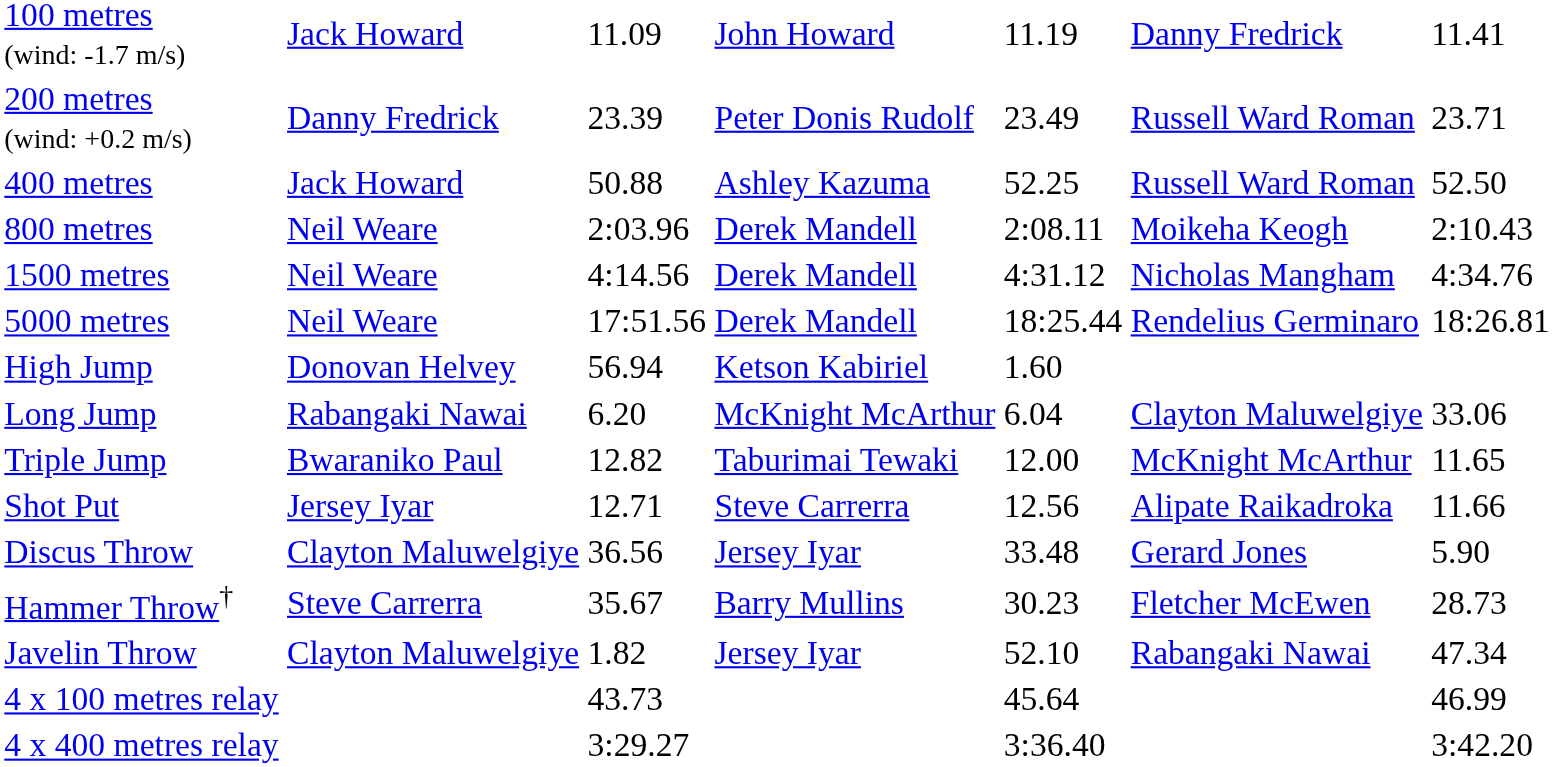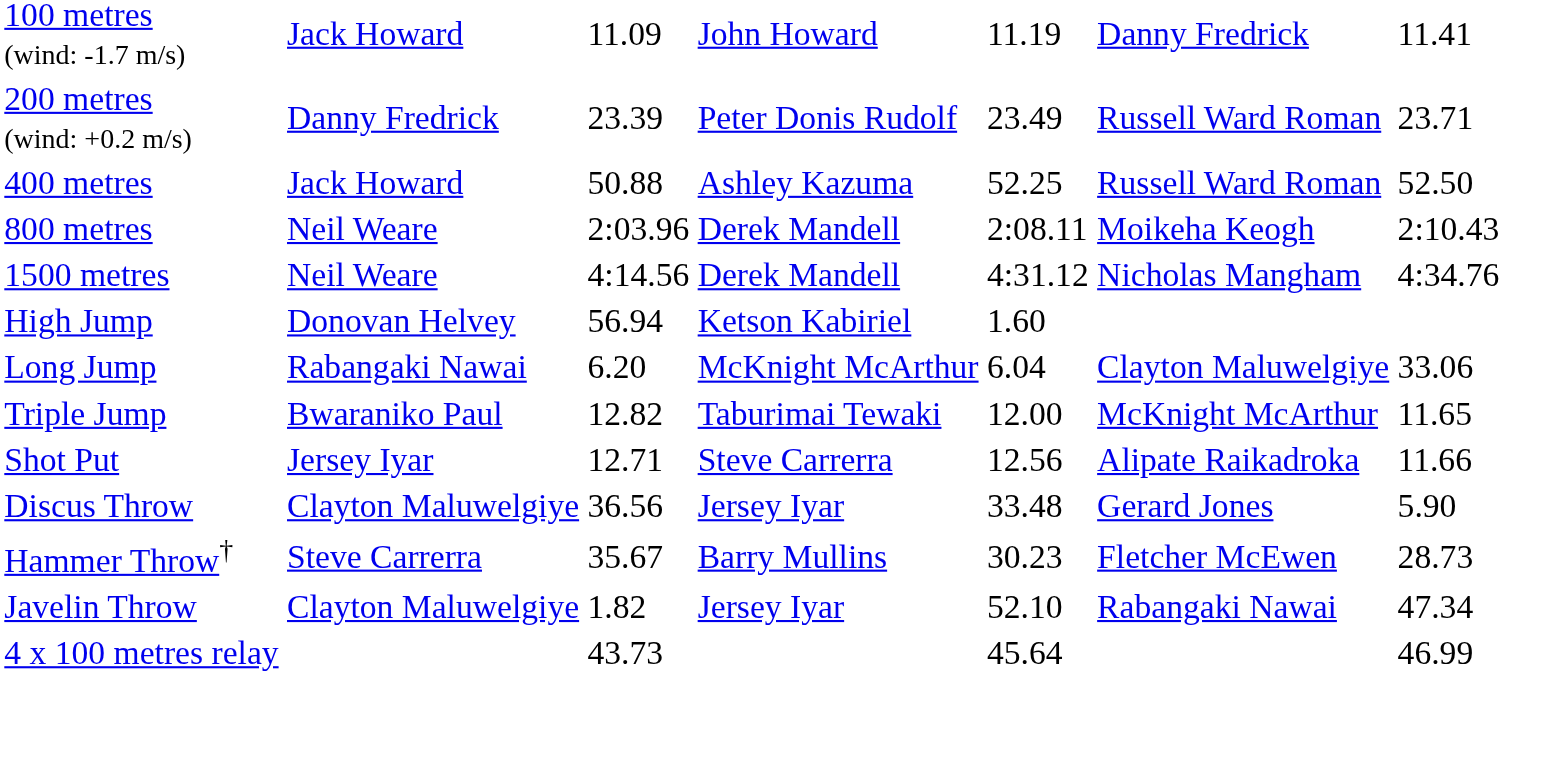- row: (87, 321)
- row: (141, 746)
